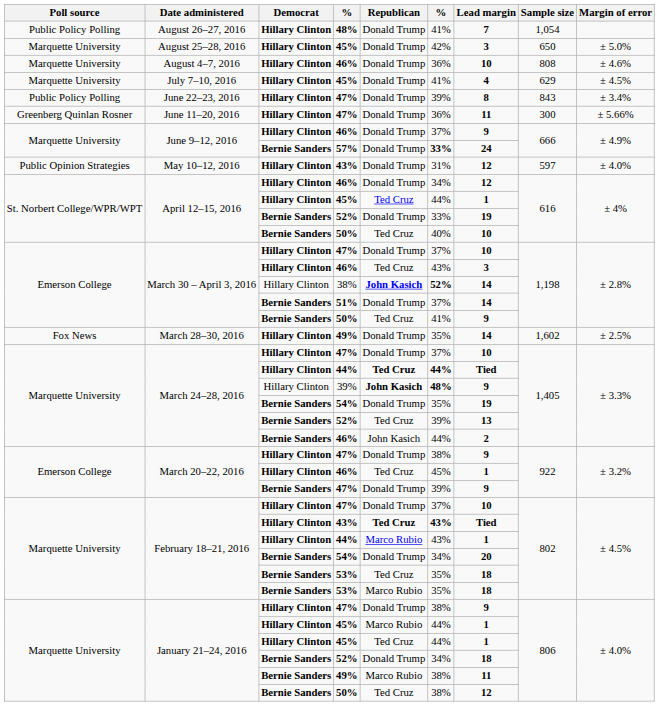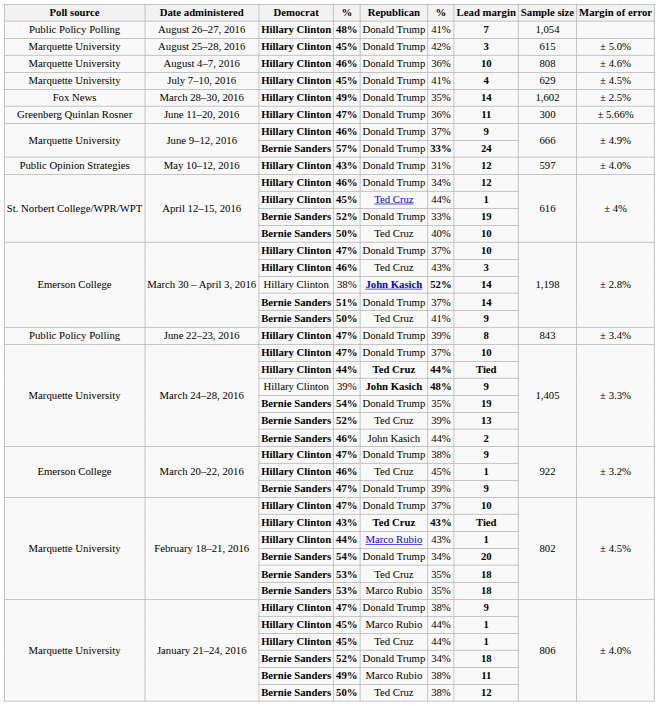(547, 47) 650 -> (547, 47) 615
rows swapped: (202, 98) <-> (202, 336)
